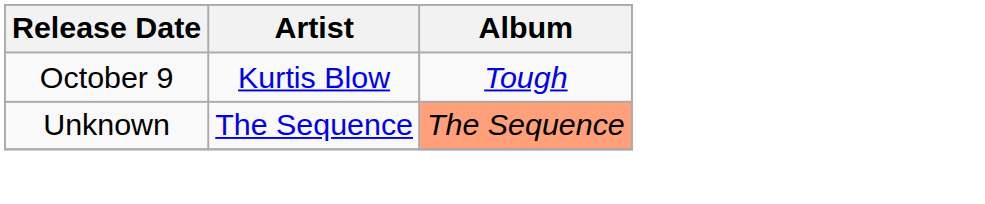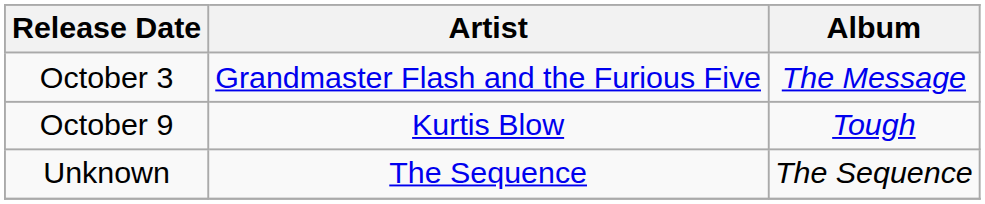+ row: (107, 76)
(526, 125) lightsalmon background -> (874, 173) no background
